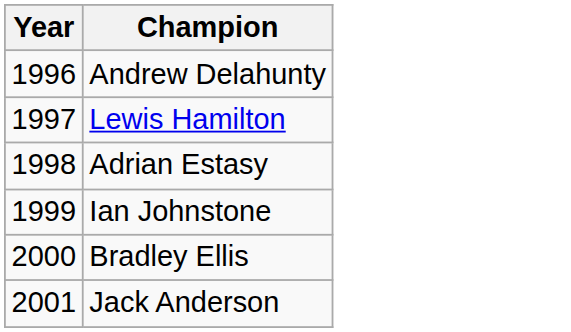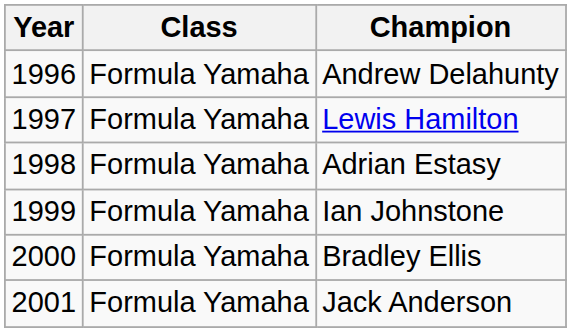+ column: (199, 27)
